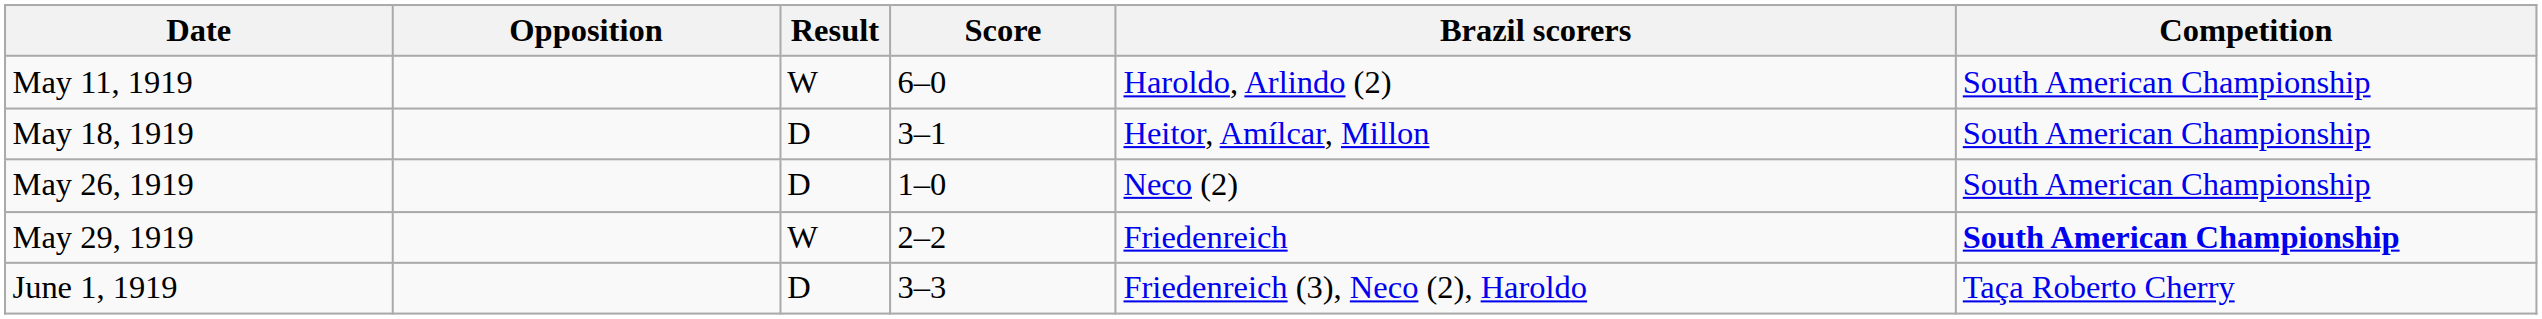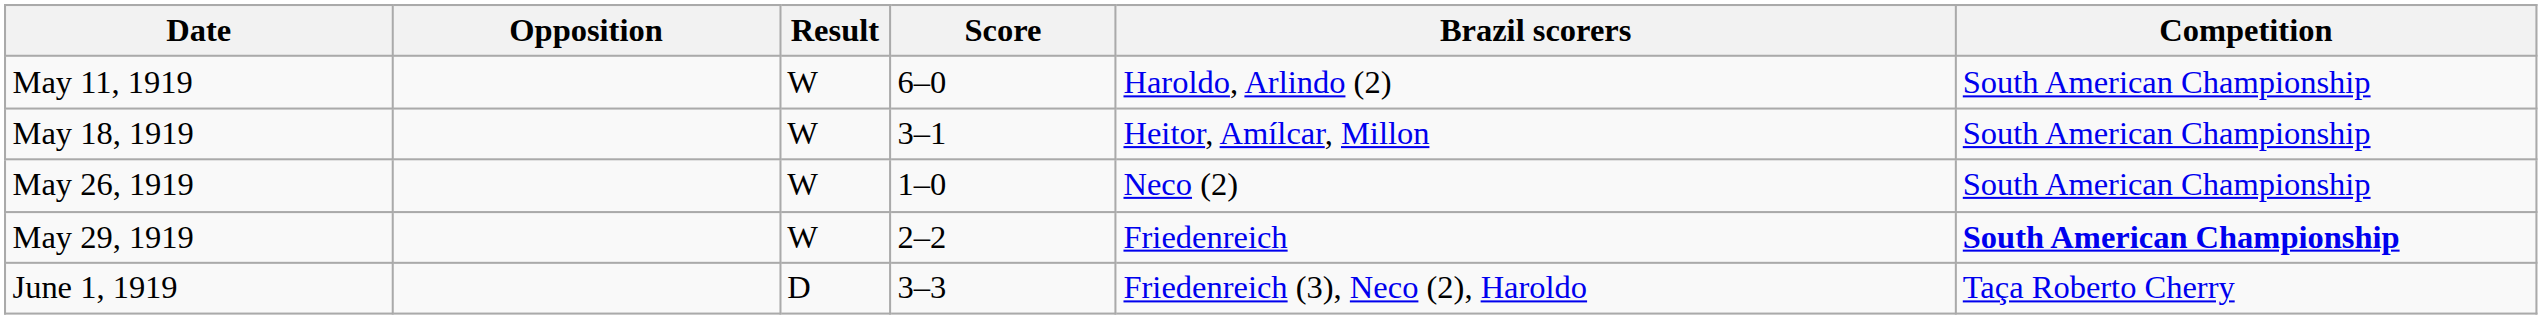(799, 133) D -> (803, 133) W
(799, 184) D -> (803, 184) W
